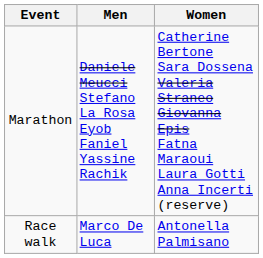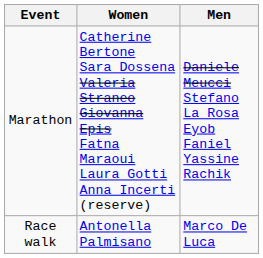columns swapped: (115, 15) <-> (206, 15)
